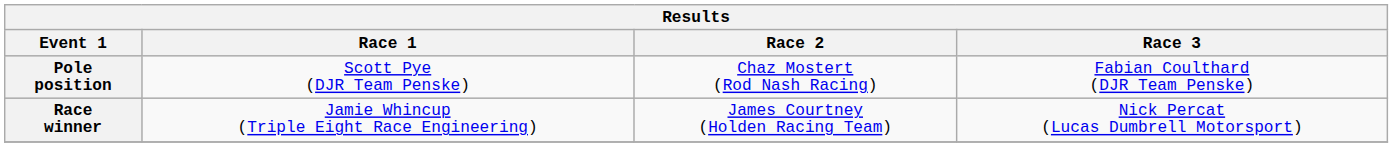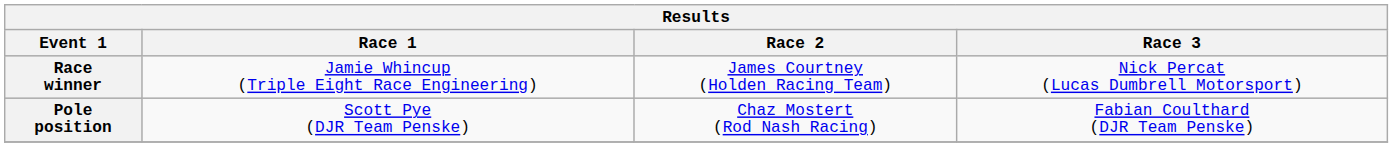rows swapped: (73, 77) <-> (73, 120)
